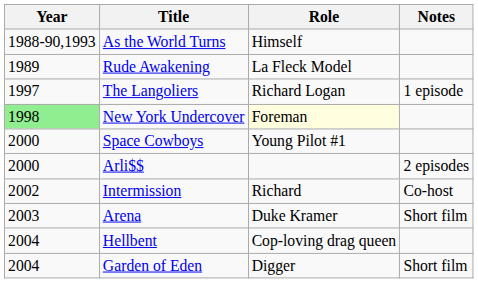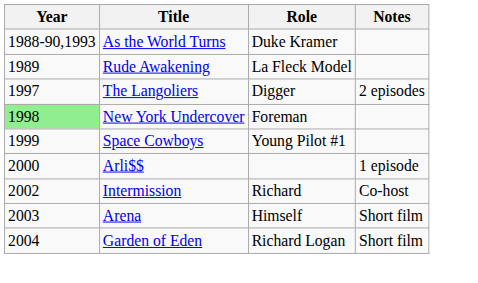(277, 41) Himself -> (295, 41) Duke Kramer
(298, 91) Richard Logan -> (273, 91) Digger
(433, 91) 1 episode -> (392, 91) 2 episodes
(280, 116) lightyellow background -> (280, 116) no background
(24, 141) 2000 -> (24, 141) 1999
(436, 166) 2 episodes -> (389, 166) 1 episode
(295, 215) Duke Kramer -> (277, 215) Himself
- row: (130, 240)
(273, 265) Digger -> (298, 240) Richard Logan
